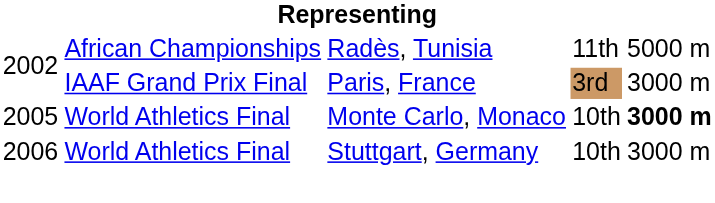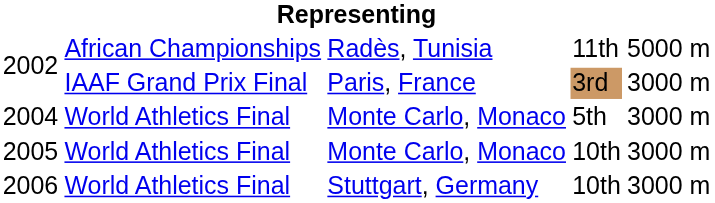+ row: (30, 117)
(669, 117) bold -> (669, 151) normal
